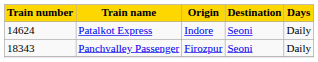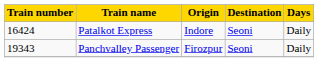(21, 30) 14624 -> (21, 30) 16424
(21, 48) 18343 -> (21, 48) 19343
